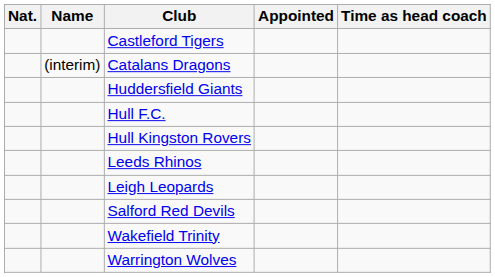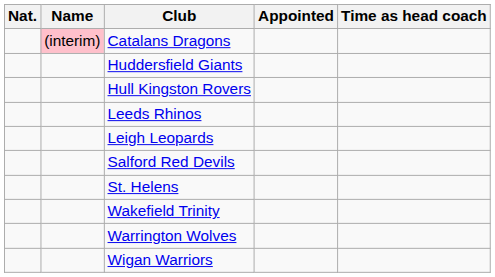- row: (166, 41)
(72, 65) no background -> (72, 41) pink background
- row: (137, 114)
+ row: (143, 187)
+ row: (160, 260)
